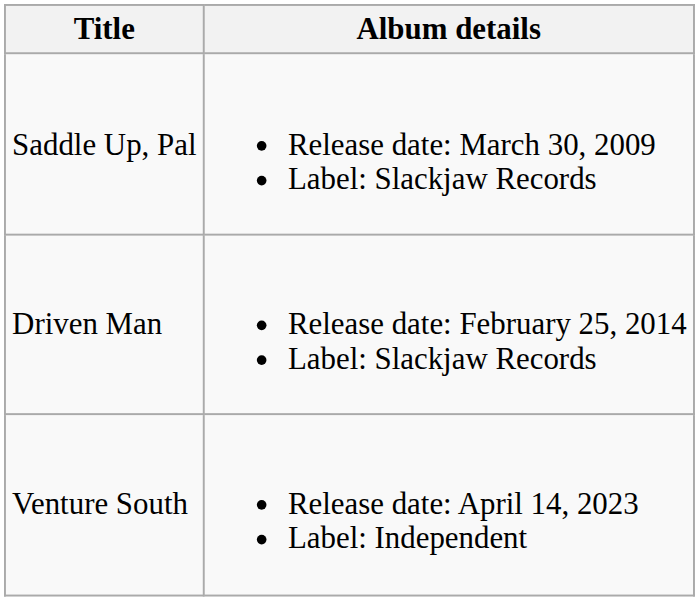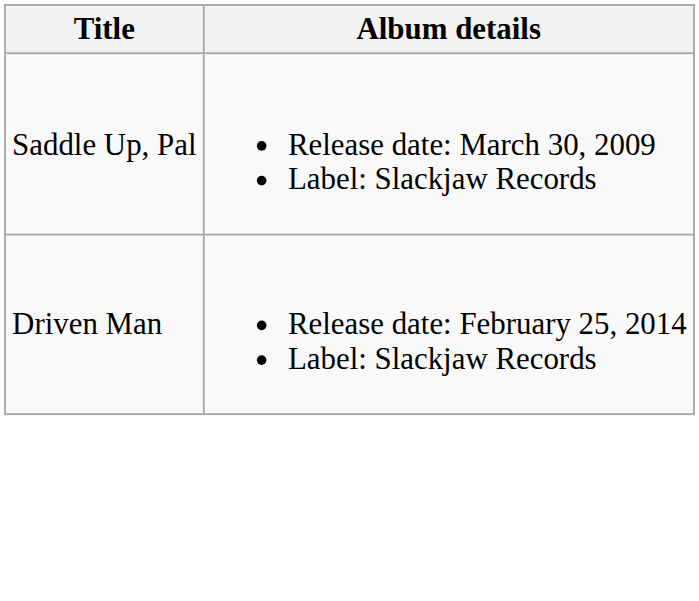- row: (100, 504)
